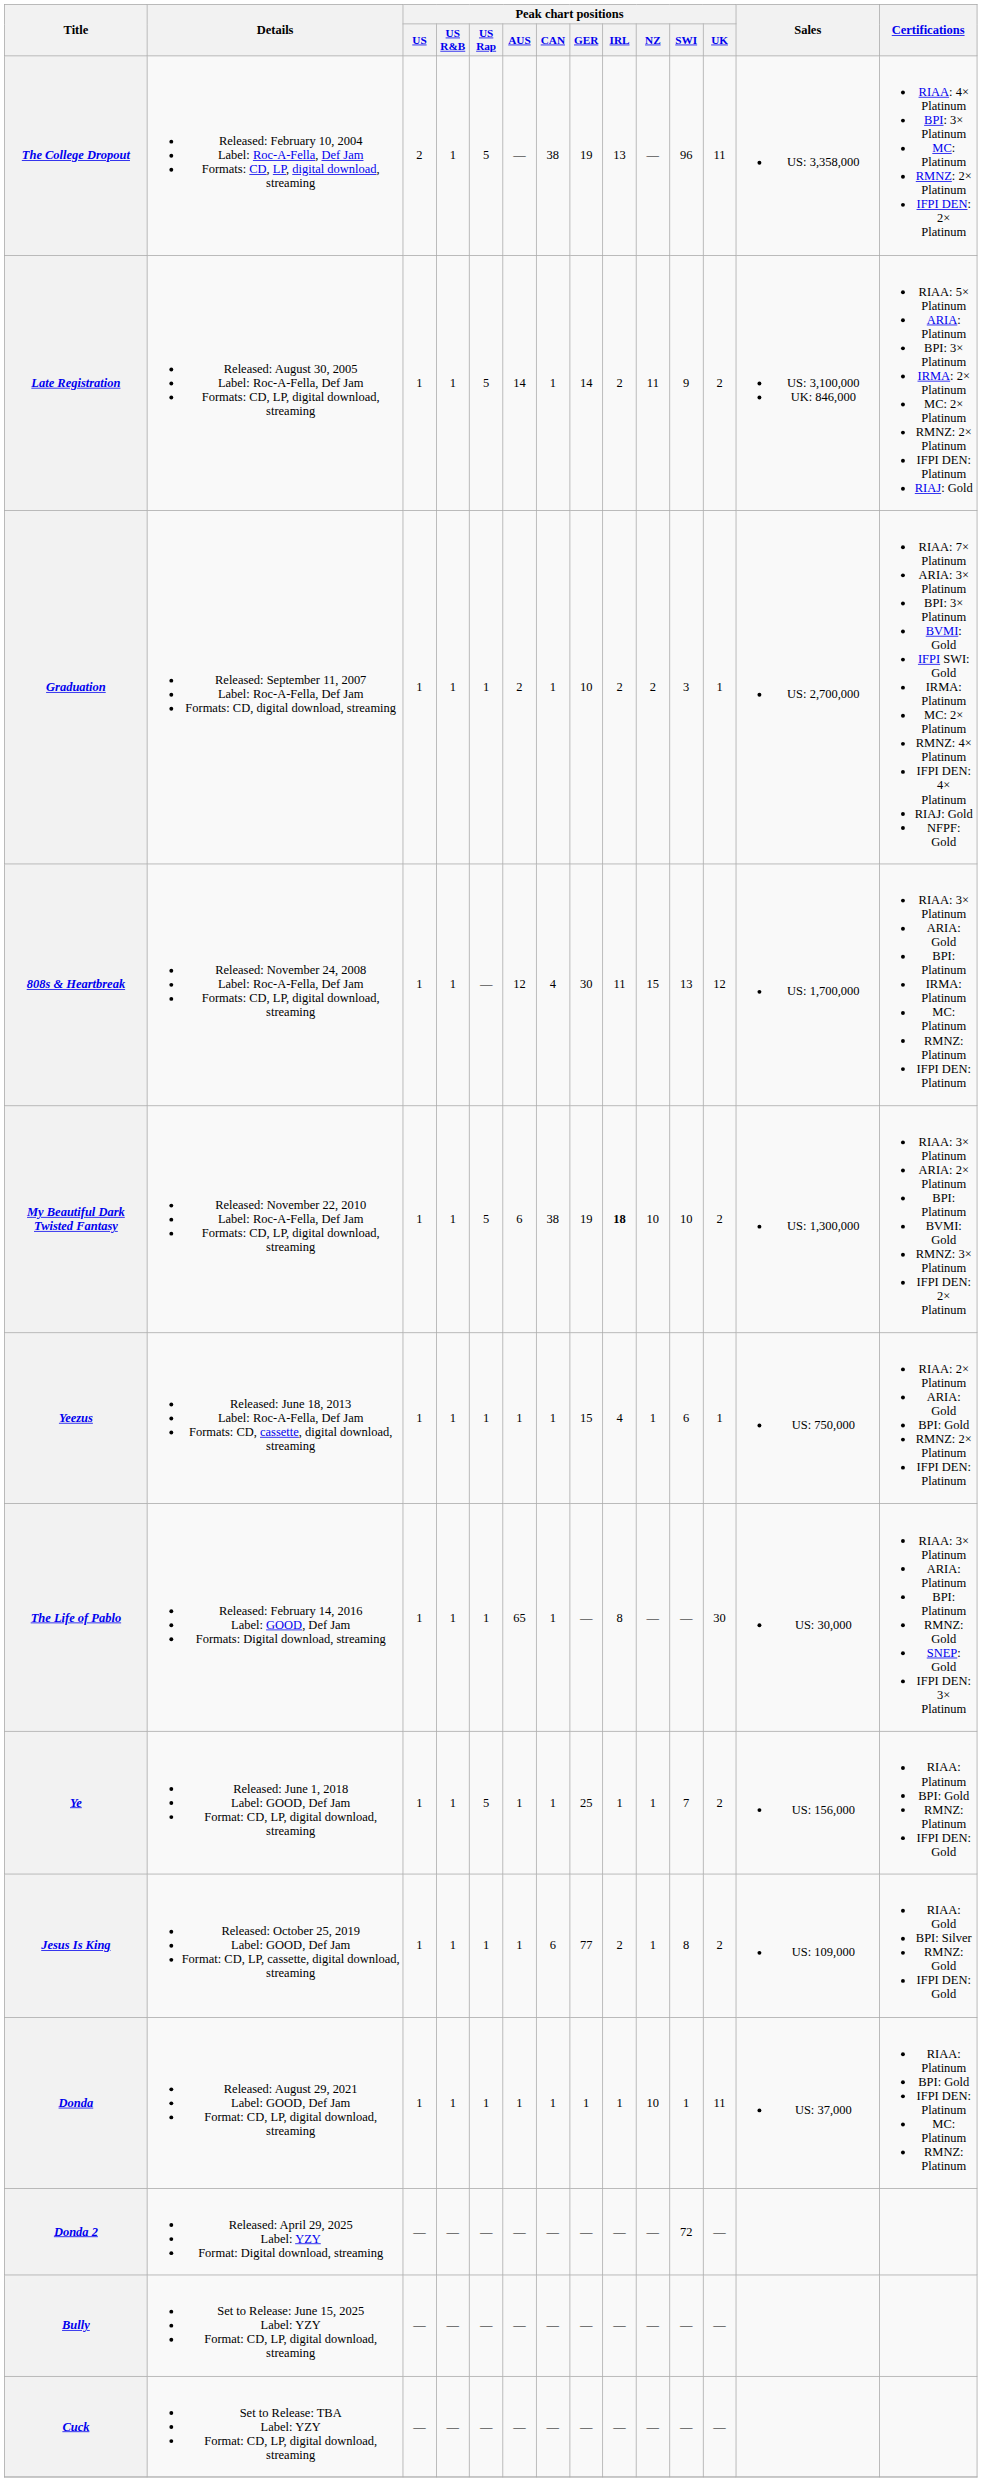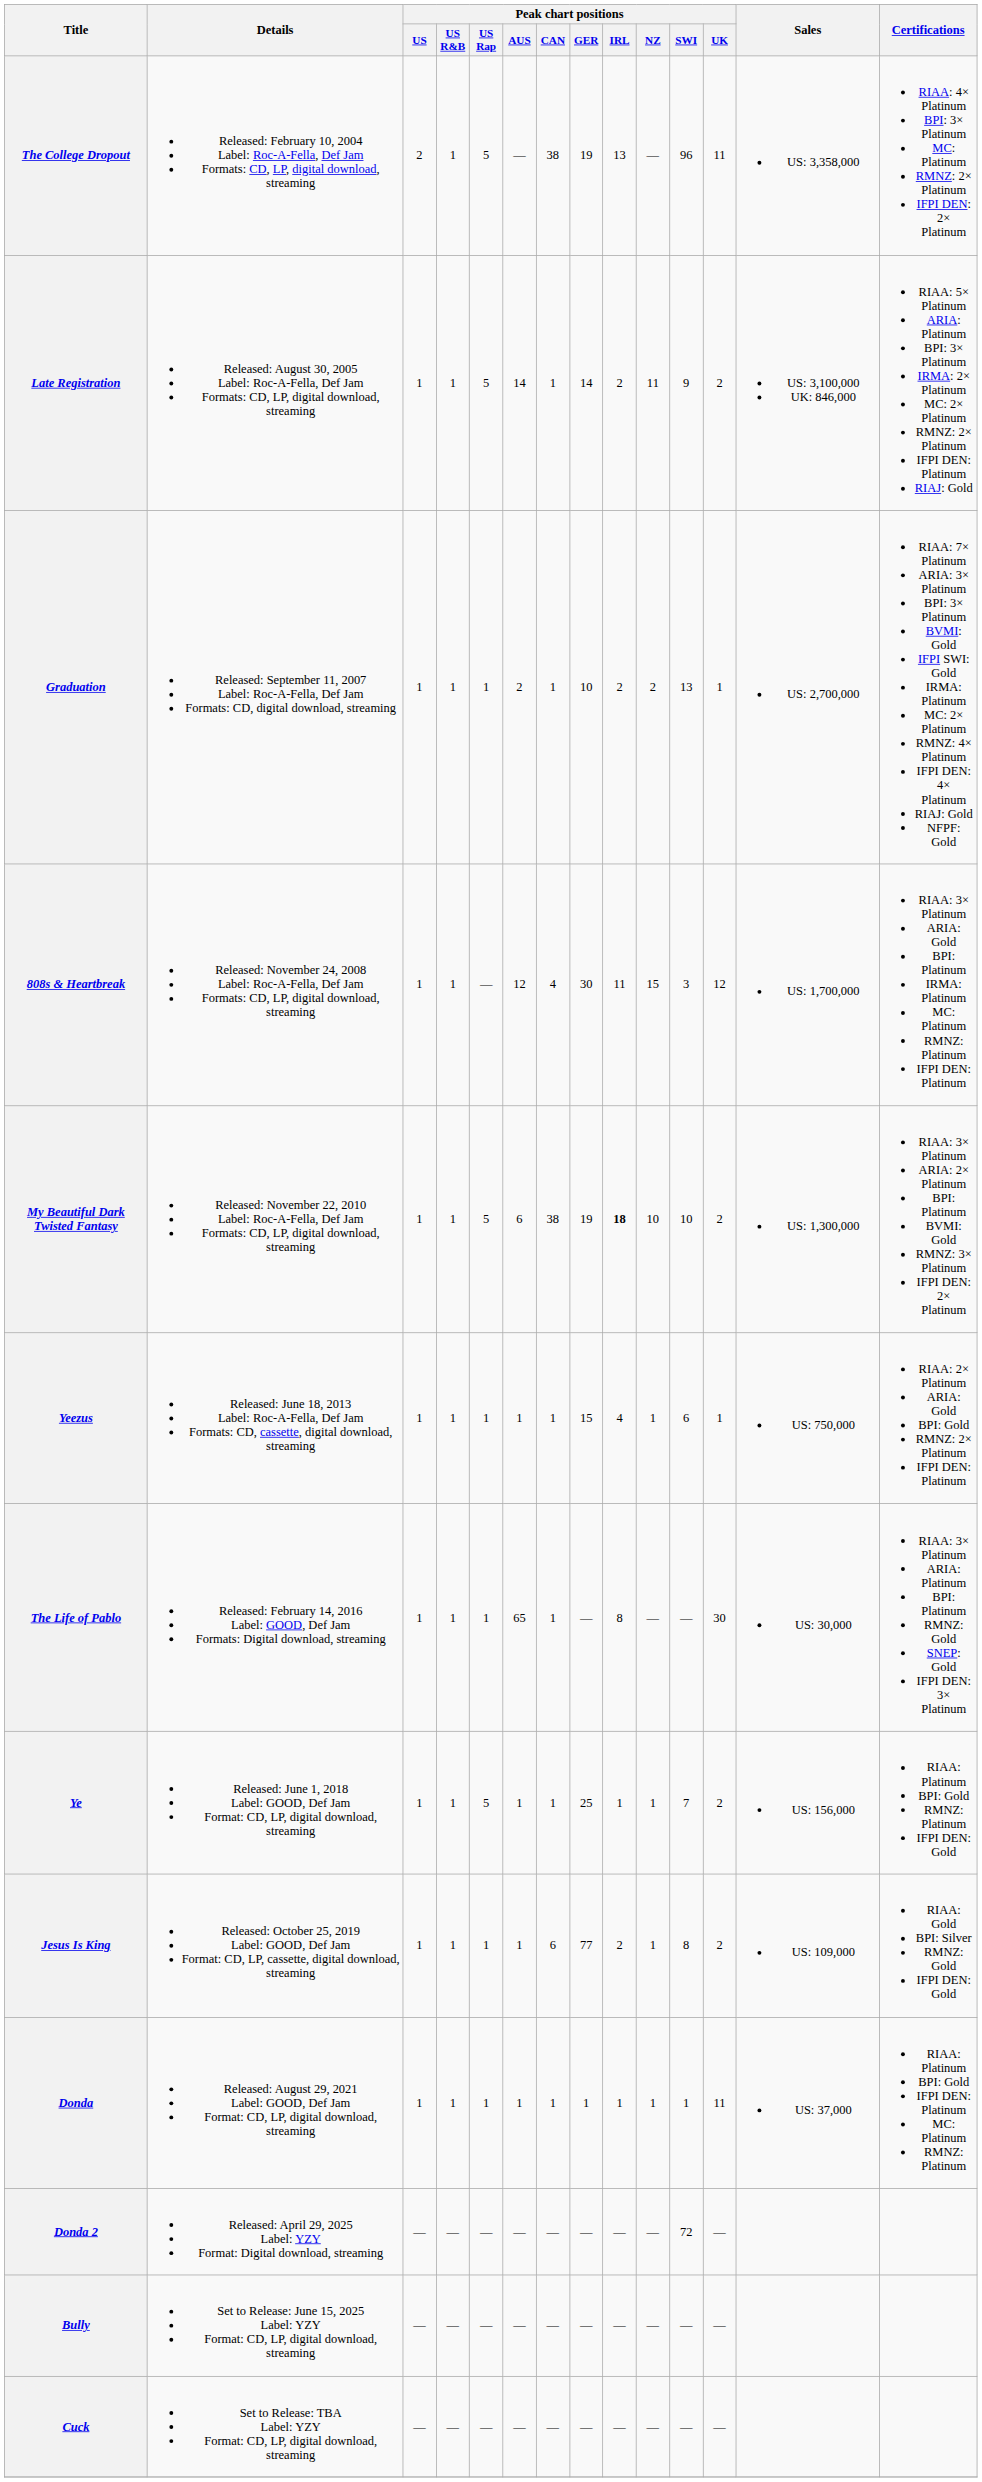(686, 687) 3 -> (686, 687) 13
(686, 984) 13 -> (686, 984) 3
(653, 2102) 10 -> (653, 2102) 1
